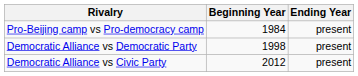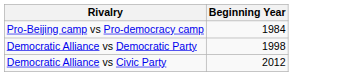- column: (321, 12)
